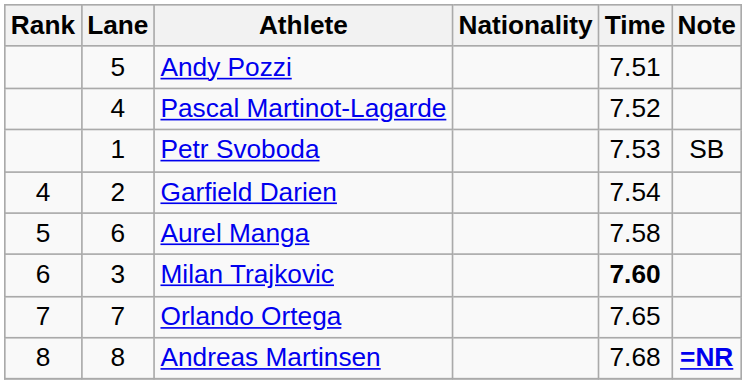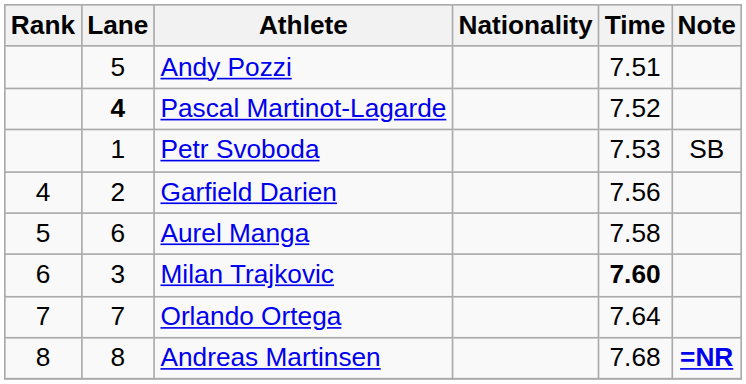(118, 108) normal -> (118, 108) bold
(635, 191) 7.54 -> (635, 191) 7.56
(635, 316) 7.65 -> (635, 316) 7.64
